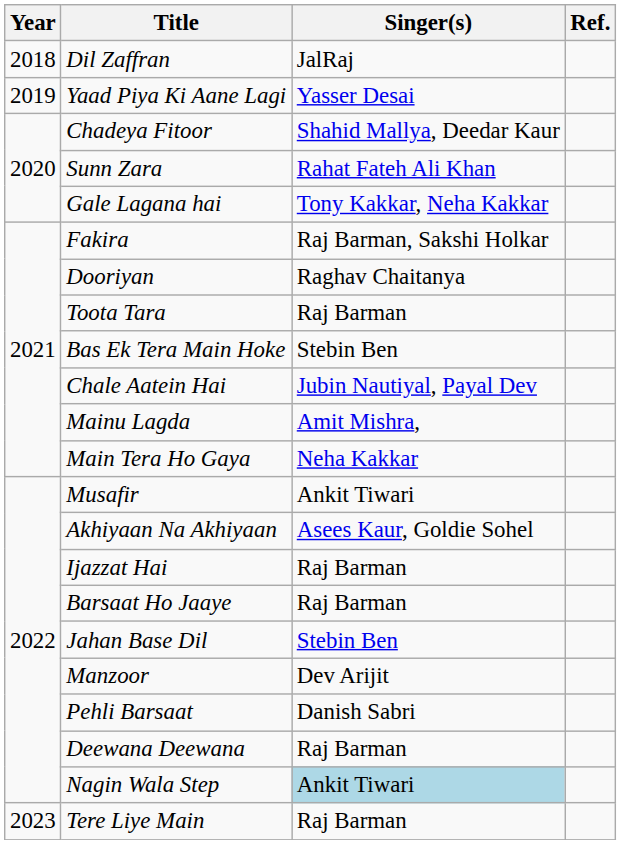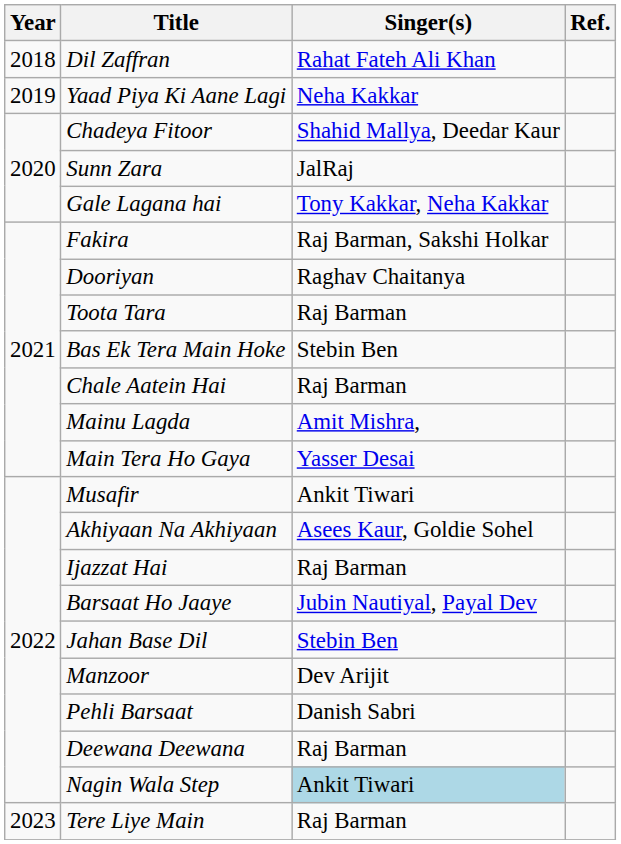(325, 58) JalRaj -> (396, 58) Rahat Fateh Ali Khan
(356, 95) Yasser Desai -> (357, 95) Neha Kakkar
(396, 167) Rahat Fateh Ali Khan -> (325, 167) JalRaj
(417, 385) Jubin Nautiyal, Payal Dev -> (352, 385) Raj Barman
(357, 458) Neha Kakkar -> (356, 458) Yasser Desai
(352, 603) Raj Barman -> (417, 603) Jubin Nautiyal, Payal Dev
